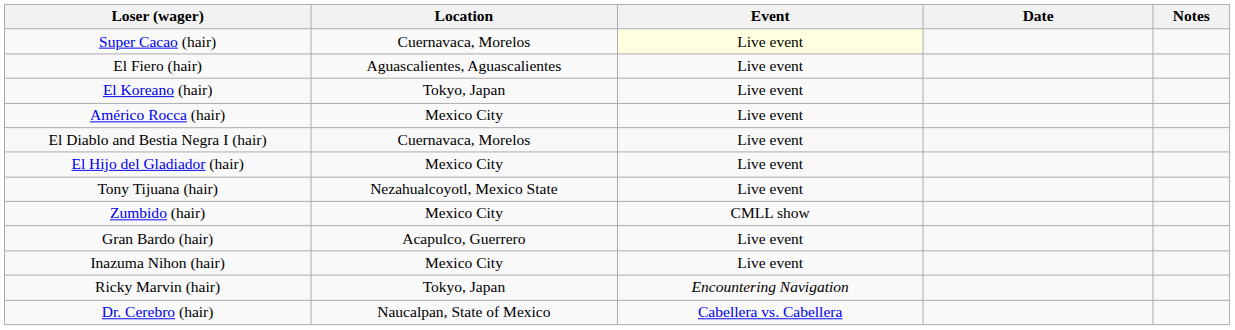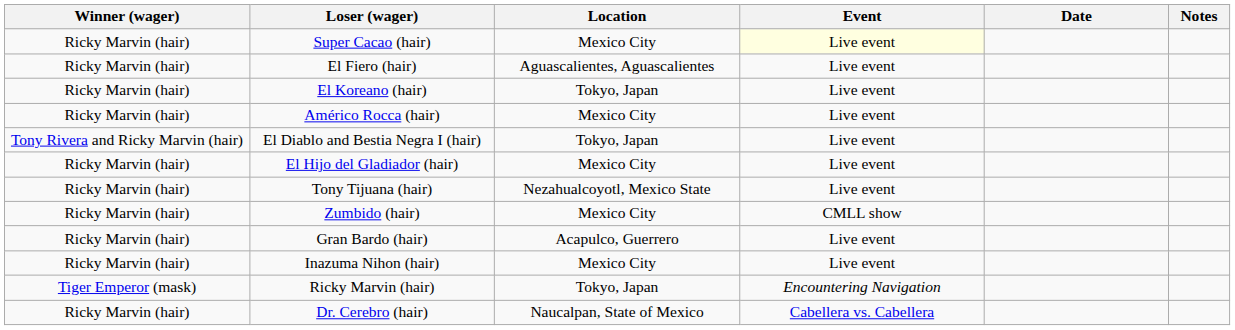+ column: (127, 16)
(464, 41) Cuernavaca, Morelos -> (617, 41) Mexico City
(464, 139) Cuernavaca, Morelos -> (617, 139) Tokyo, Japan
